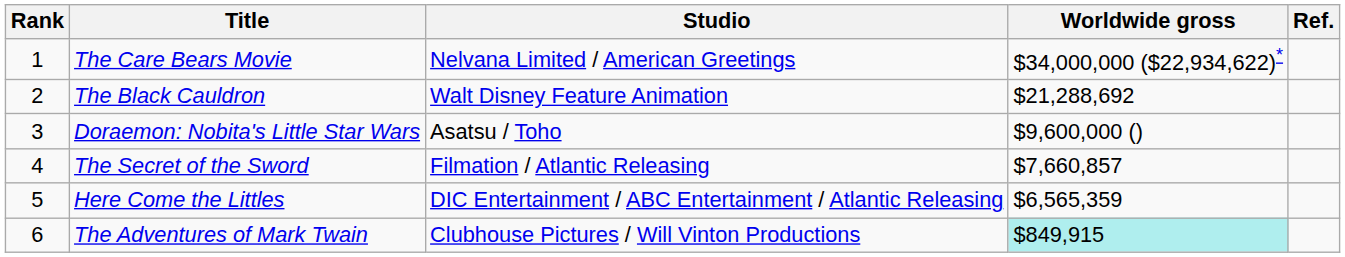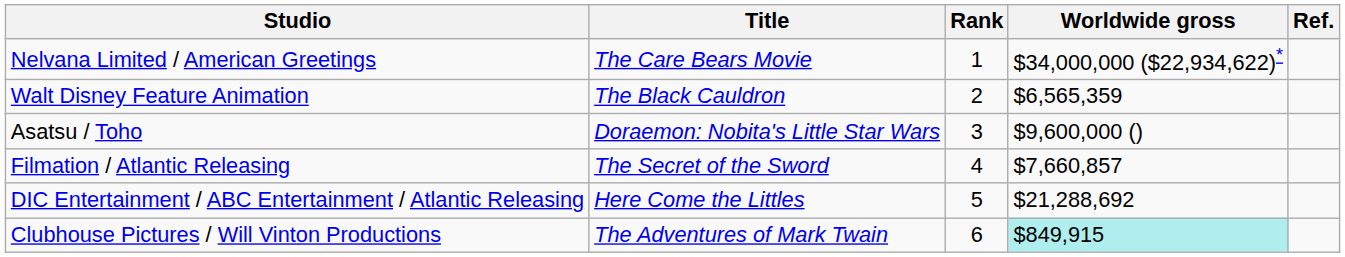columns swapped: (37, 21) <-> (717, 21)
(1074, 96) $21,288,692 -> (1068, 96) $6,565,359
(1068, 200) $6,565,359 -> (1074, 200) $21,288,692
